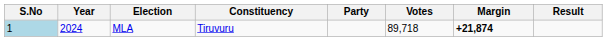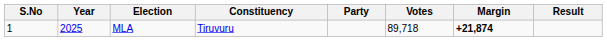(9, 28) lightblue background -> (9, 28) no background
(71, 28) 2024 -> (71, 28) 2025
